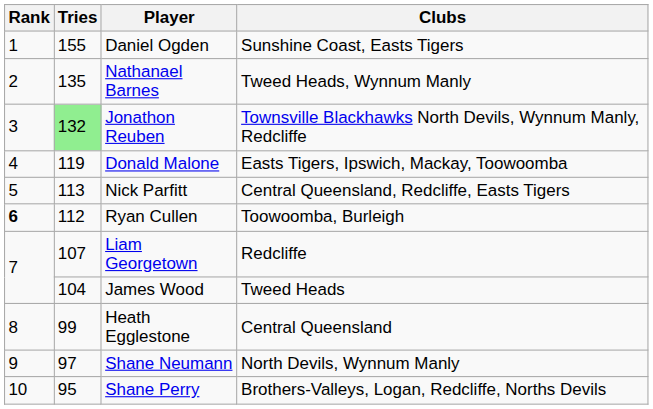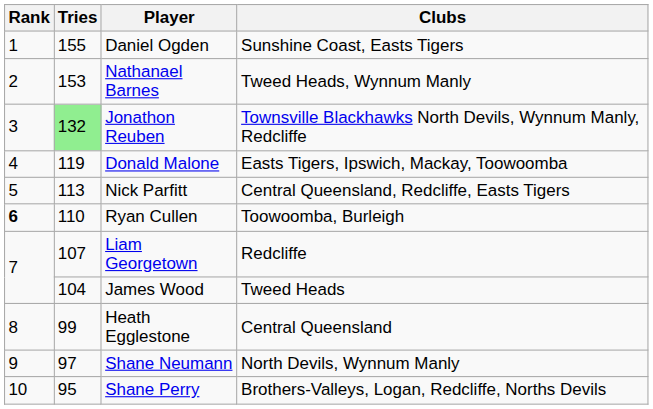(72, 81) 135 -> (72, 81) 153
(71, 217) 112 -> (71, 217) 110
